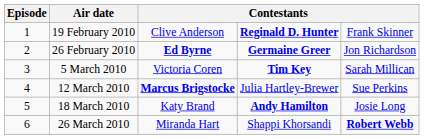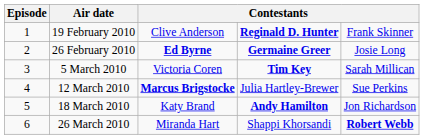(380, 50) Jon Richardson -> (380, 50) Josie Long
(380, 106) Josie Long -> (380, 106) Jon Richardson
